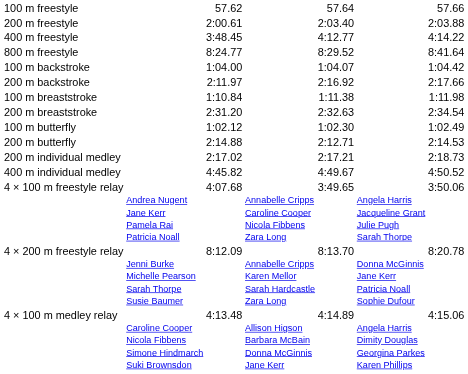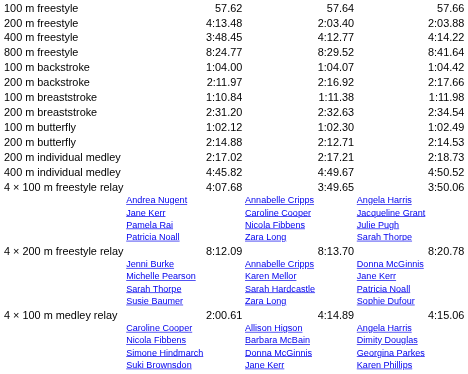(224, 23) 2:00.61 -> (224, 23) 4:13.48
(224, 315) 4:13.48 -> (224, 315) 2:00.61
